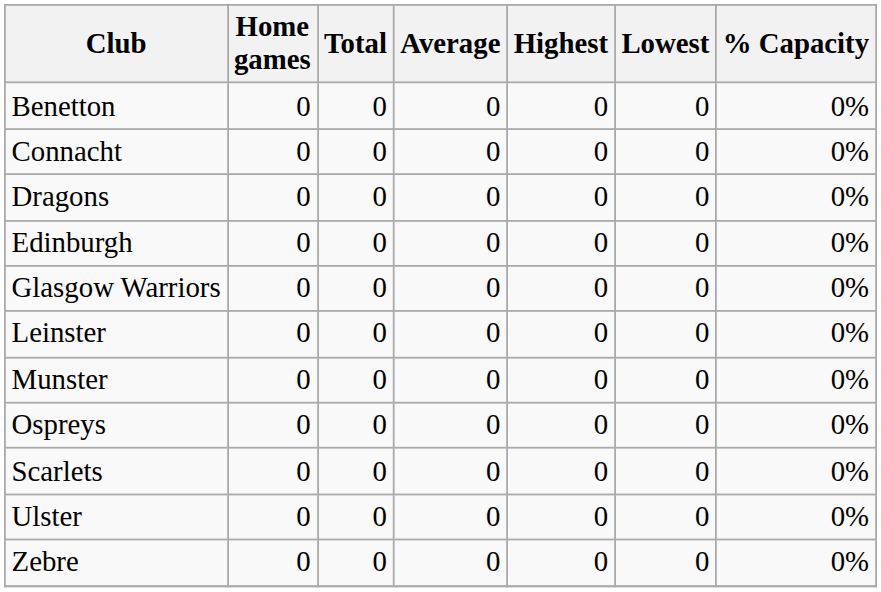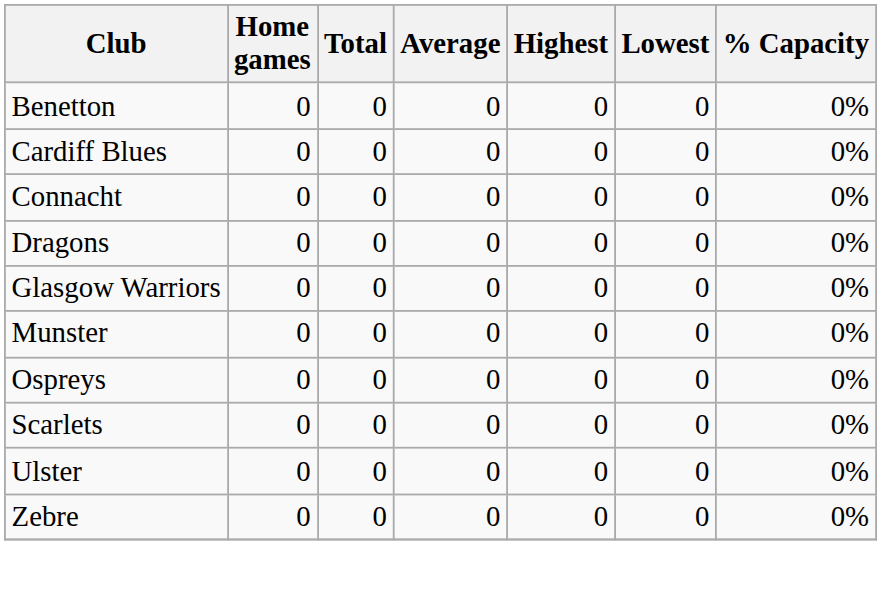+ row: (89, 151)
- row: (72, 242)
- row: (59, 333)
